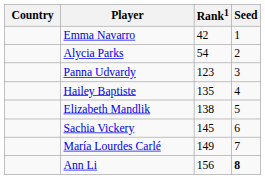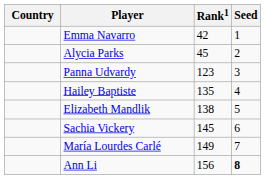(203, 53) 54 -> (203, 53) 45
